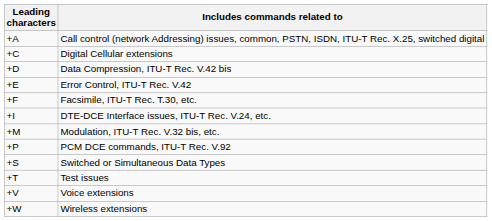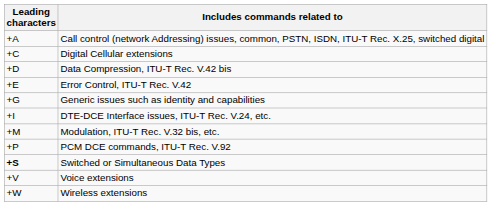- row: (129, 100)
+ row: (163, 100)
(13, 162) normal -> (13, 162) bold
- row: (85, 178)
